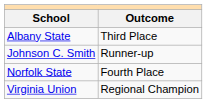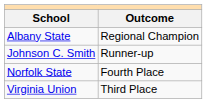(129, 36) Third Place -> (150, 36) Regional Champion
(150, 89) Regional Champion -> (129, 89) Third Place
